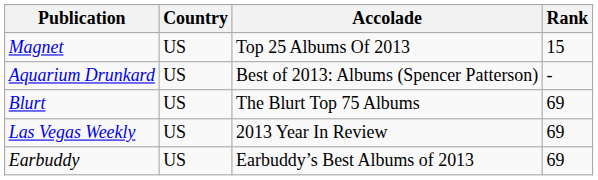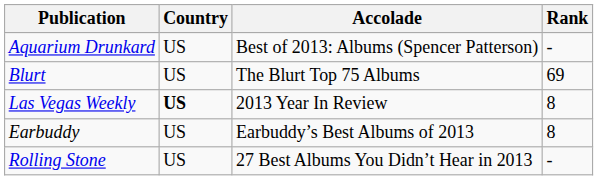- row: (36, 47)
(175, 132) normal -> (175, 103) bold
(555, 132) 69 -> (551, 103) 8
(555, 160) 69 -> (551, 132) 8
+ row: (57, 160)
